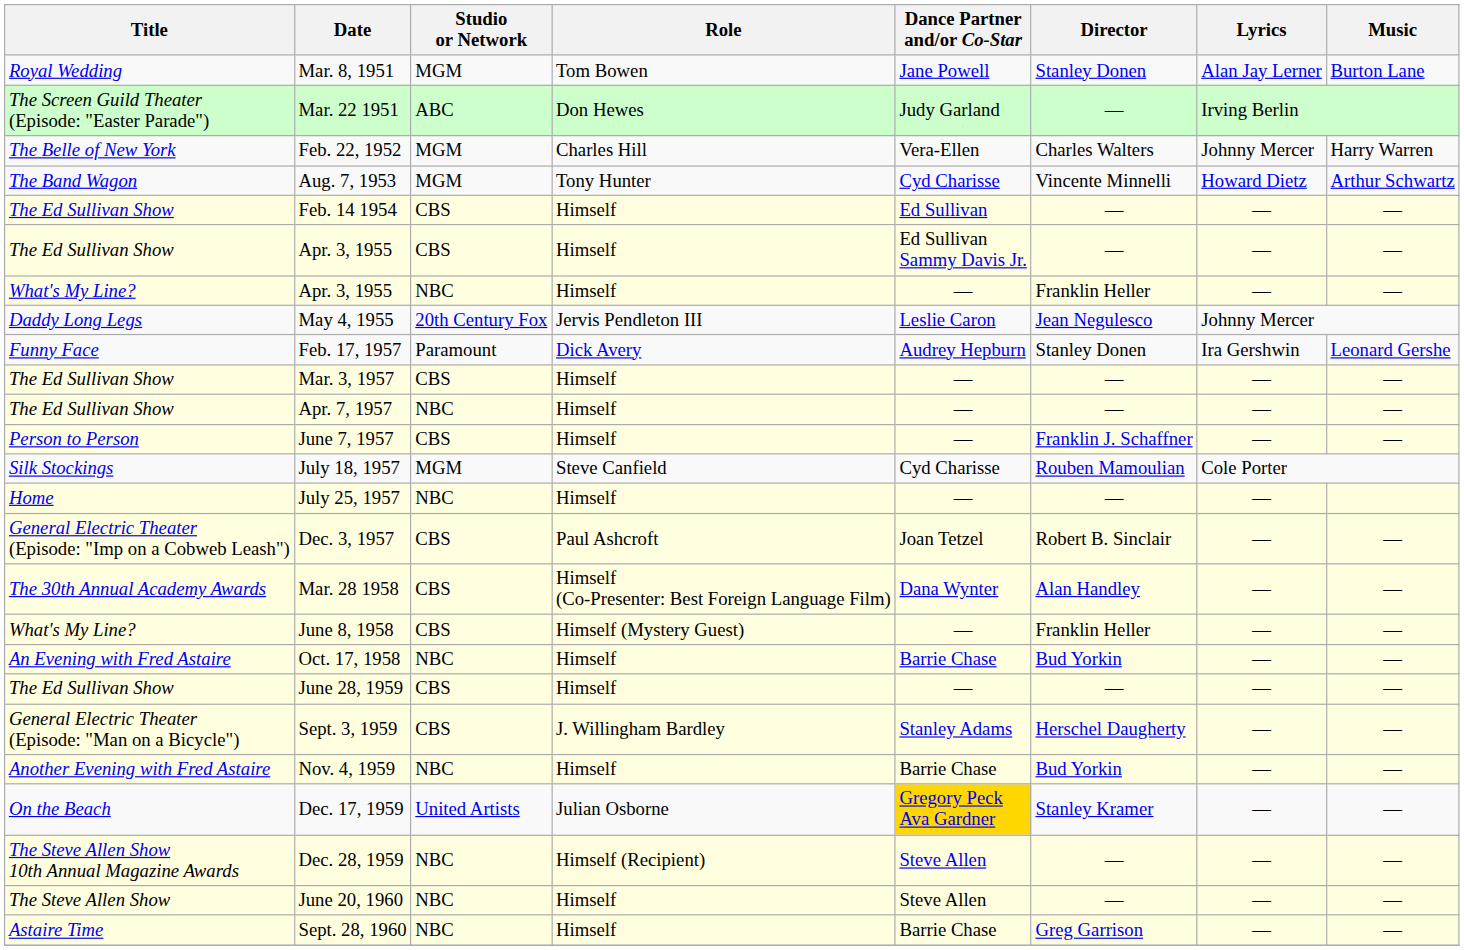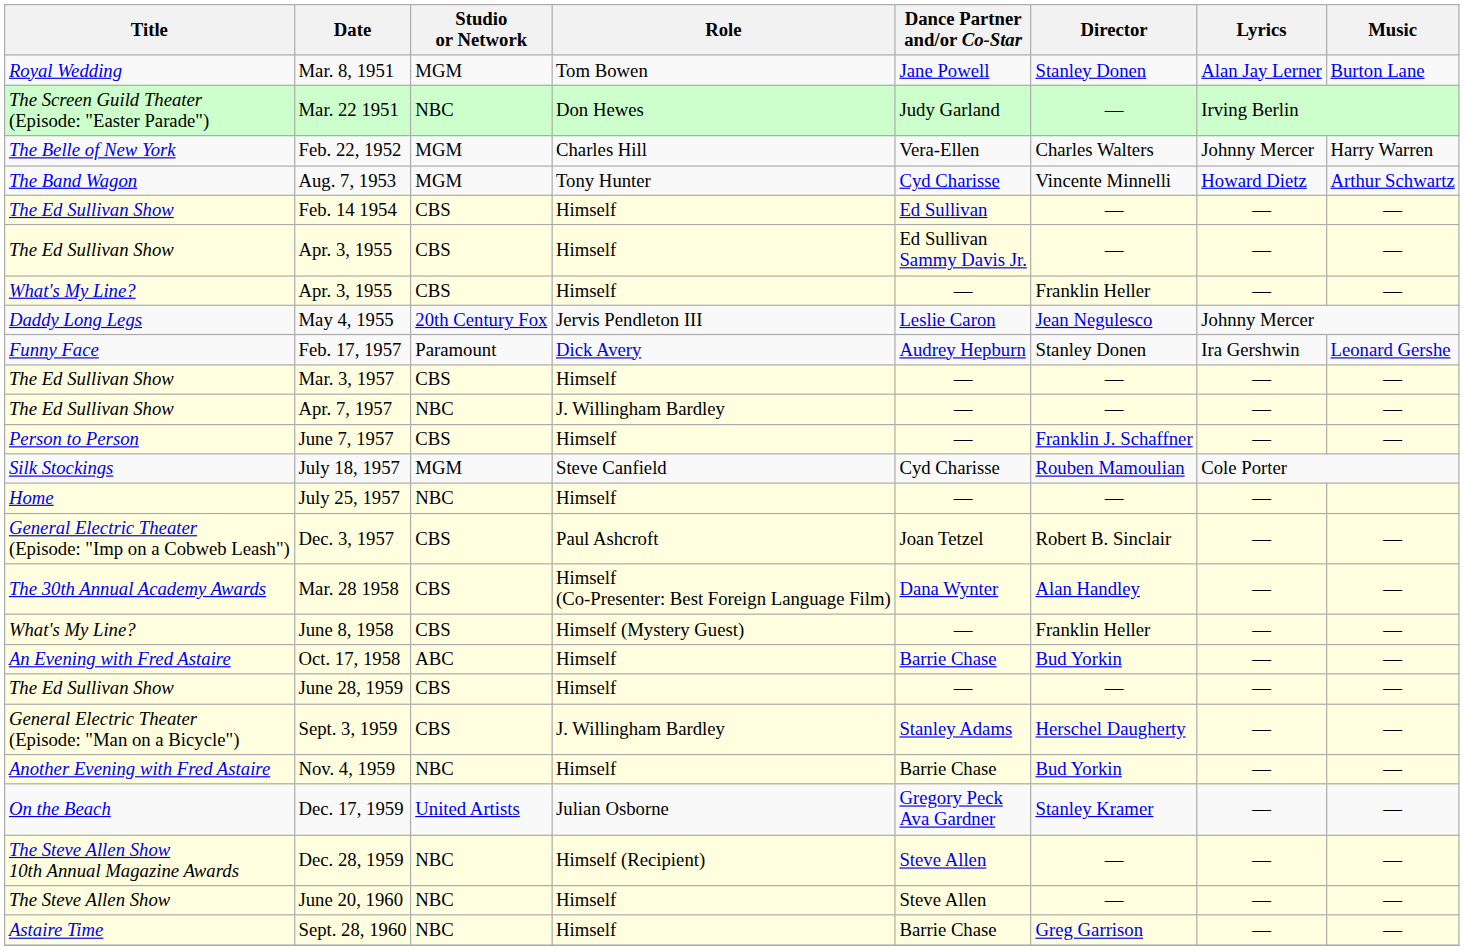(435, 110) ABC -> (435, 110) NBC
(435, 290) NBC -> (433, 290) CBS
(586, 409) Himself -> (640, 409) J. Willingham Bardley
(435, 659) NBC -> (435, 659) ABC
(951, 809) gold background -> (951, 809) no background
